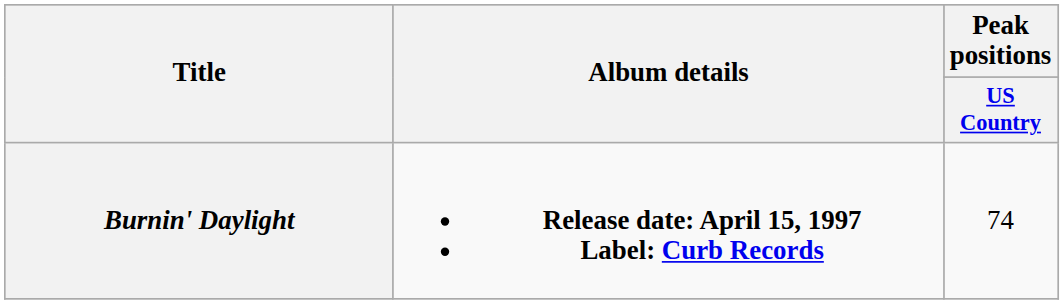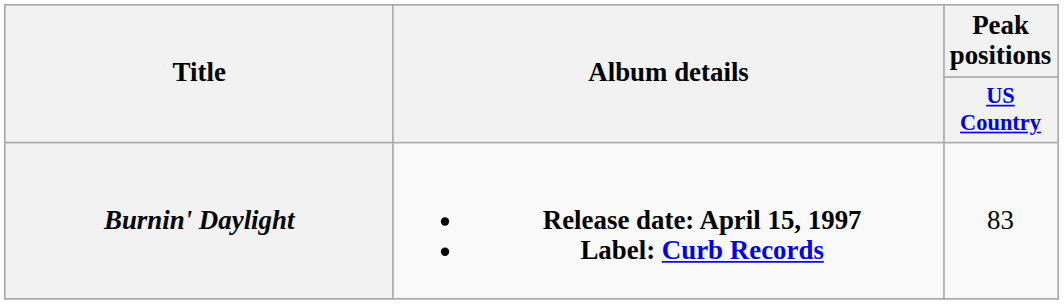(1001, 220) 74 -> (1001, 220) 83
